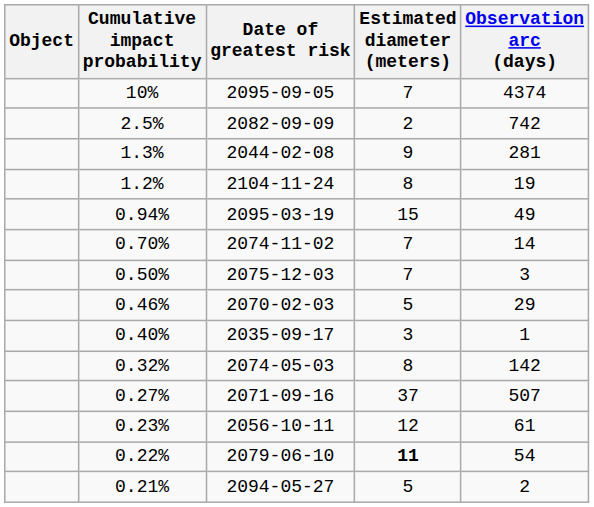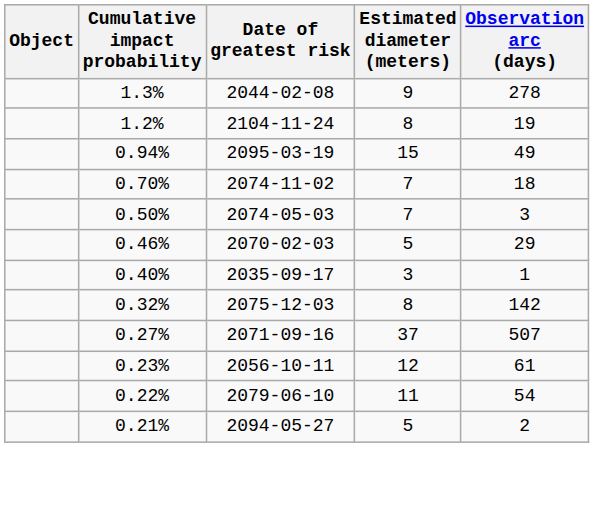- row: (142, 93)
- row: (142, 123)
(525, 154) 281 -> (525, 93) 278
(525, 244) 14 -> (525, 184) 18
(280, 275) 2075-12-03 -> (280, 214) 2074-05-03
(280, 365) 2074-05-03 -> (280, 305) 2075-12-03
(408, 456) bold -> (408, 396) normal
